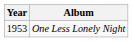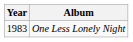(17, 28) 1953 -> (17, 28) 1983
